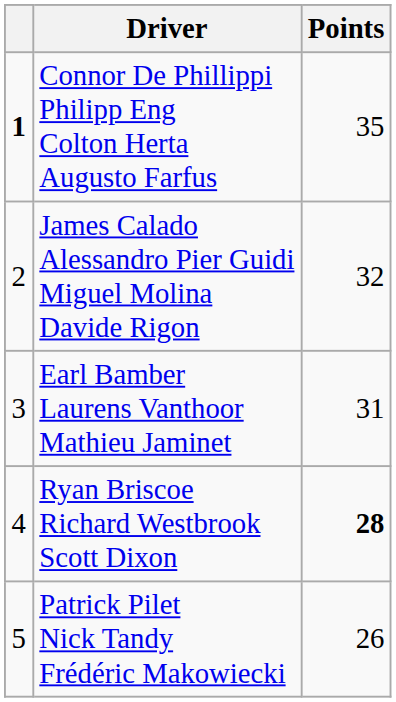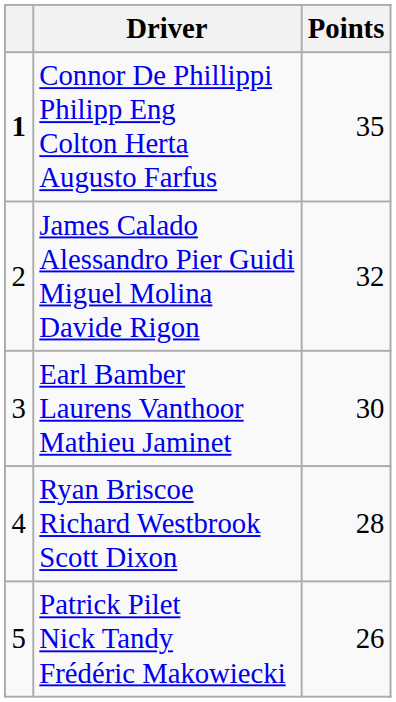(370, 408) 31 -> (370, 408) 30
(370, 524) bold -> (370, 524) normal
